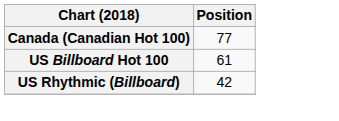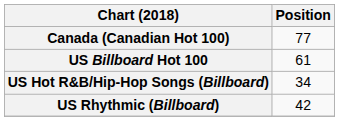+ row: (138, 82)
